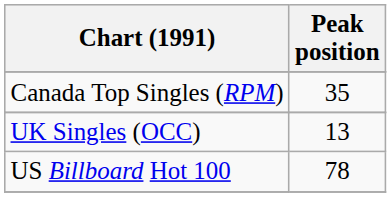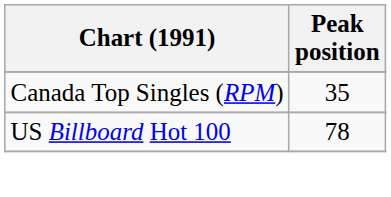- row: (106, 131)
